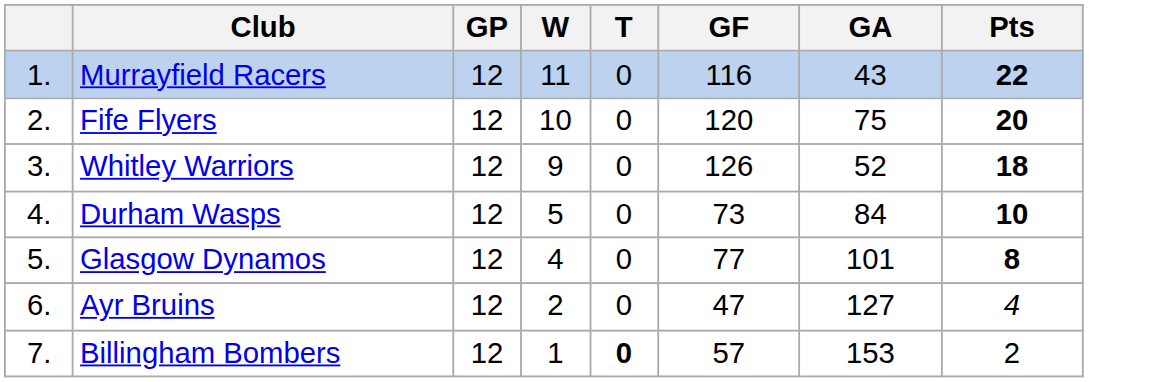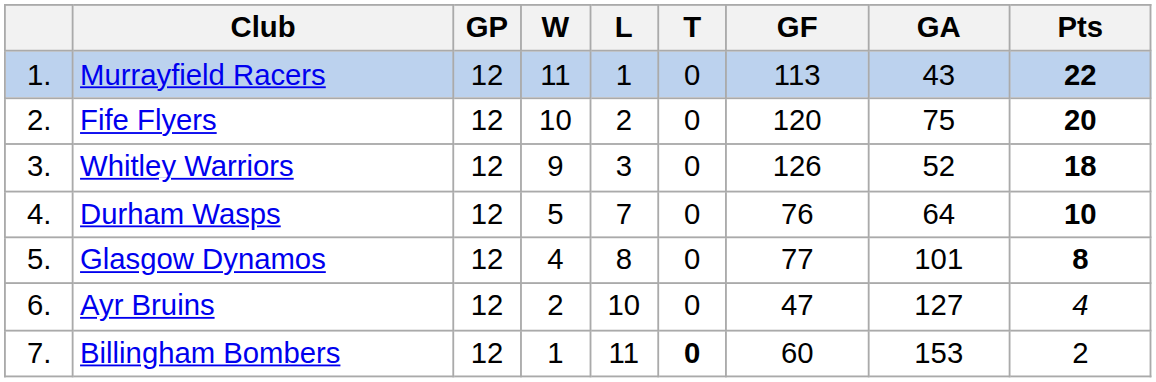+ column: (624, 27)
(729, 74) 116 -> (797, 74) 113
(729, 213) 73 -> (797, 213) 76
(870, 213) 84 -> (939, 213) 64
(729, 352) 57 -> (797, 352) 60
